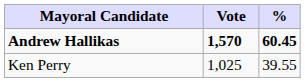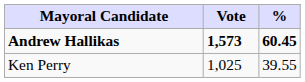(224, 41) 1,570 -> (224, 41) 1,573
